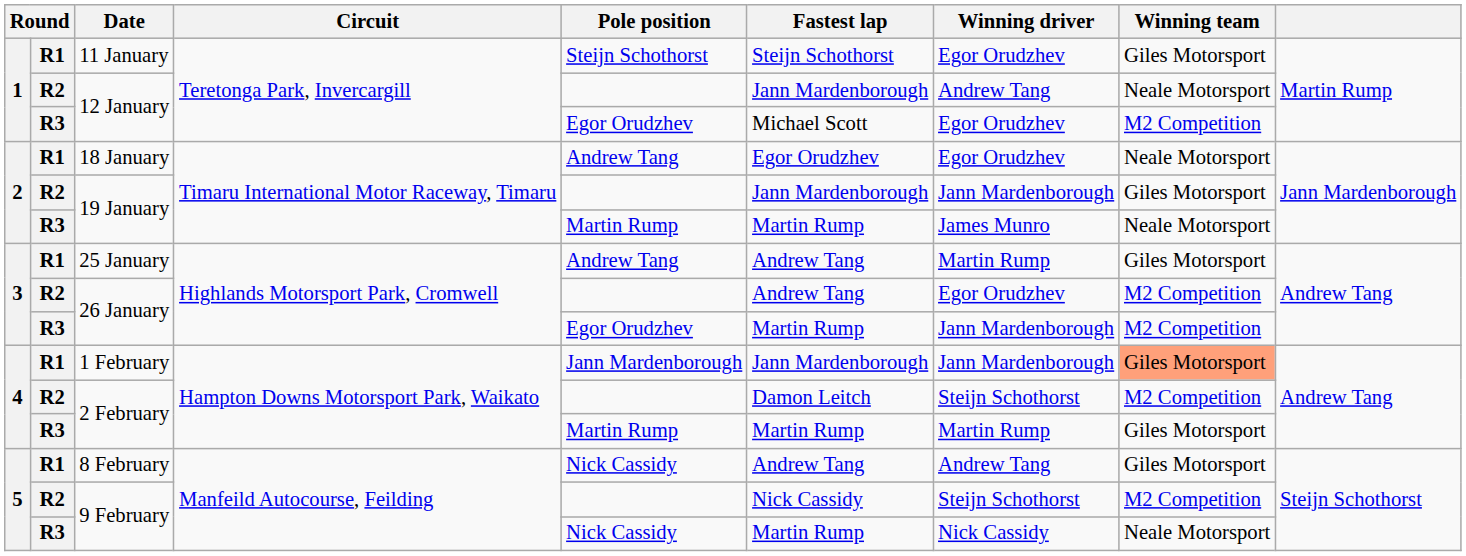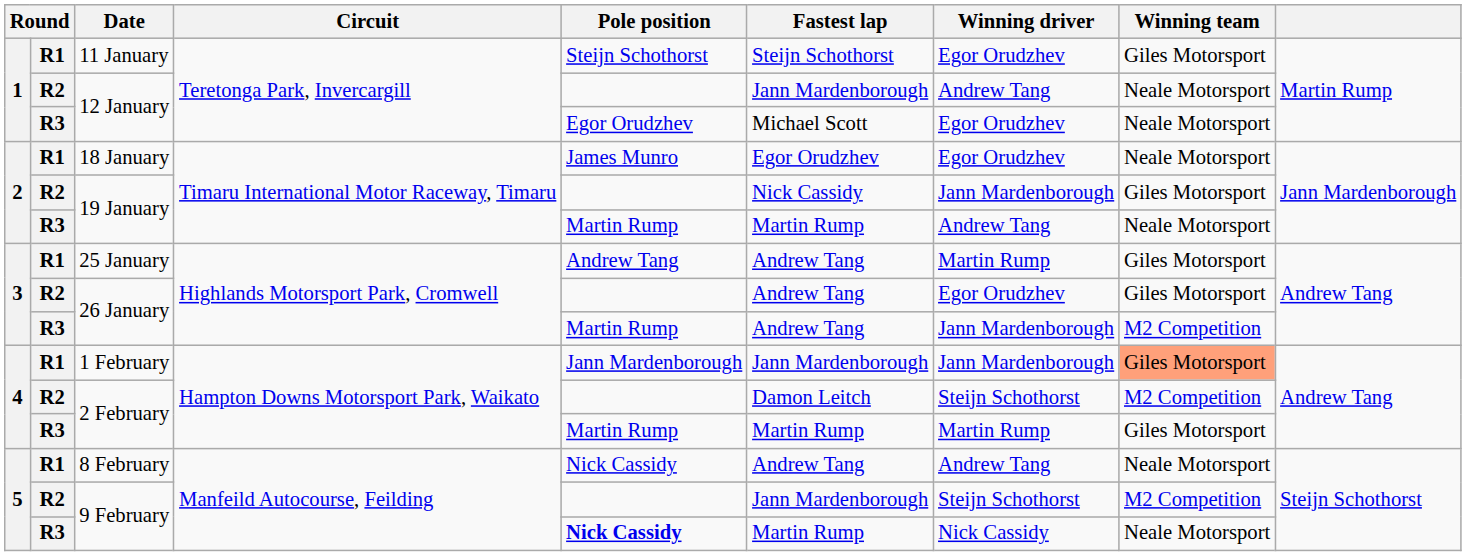(1193, 123) M2 Competition -> (1197, 123) Neale Motorsport
(622, 157) Andrew Tang -> (622, 157) James Munro
(840, 191) Jann Mardenborough -> (807, 191) Nick Cassidy
(994, 225) James Munro -> (994, 225) Andrew Tang
(1193, 293) M2 Competition -> (1195, 293) Giles Motorsport
(630, 328) Egor Orudzhev -> (622, 328) Martin Rump
(808, 328) Martin Rump -> (808, 328) Andrew Tang
(1195, 464) Giles Motorsport -> (1197, 464) Neale Motorsport
(807, 498) Nick Cassidy -> (840, 498) Jann Mardenborough
(622, 532) normal -> (624, 532) bold
